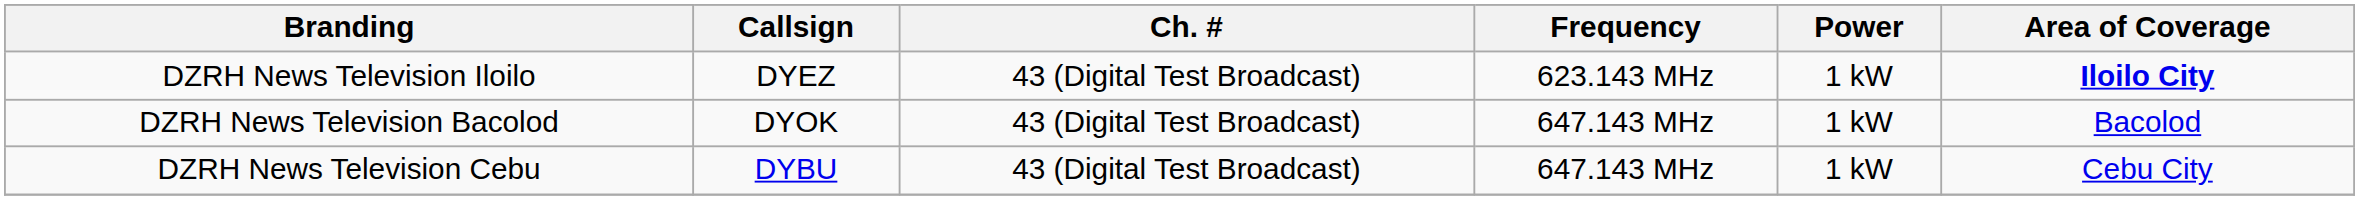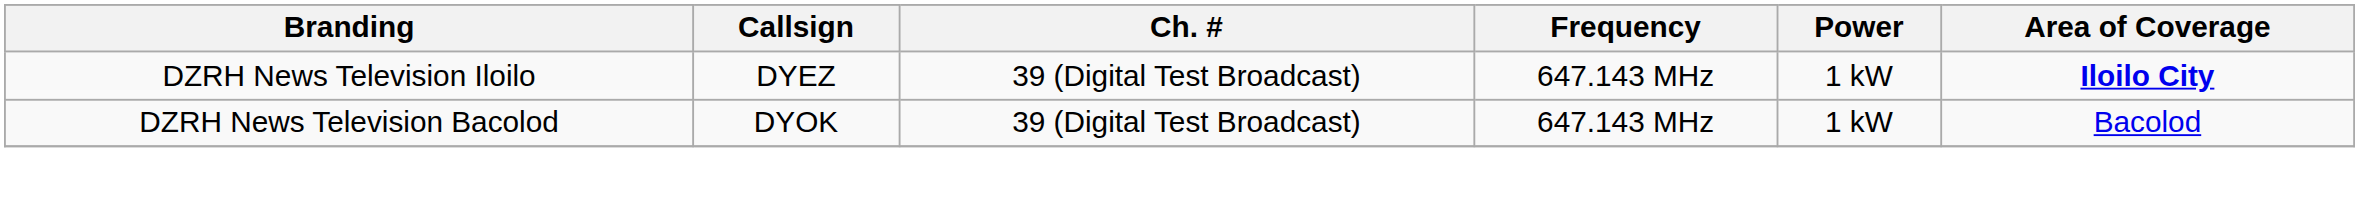(1186, 75) 43 (Digital Test Broadcast) -> (1186, 75) 39 (Digital Test Broadcast)
(1626, 75) 623.143 MHz -> (1626, 75) 647.143 MHz
(1186, 122) 43 (Digital Test Broadcast) -> (1186, 122) 39 (Digital Test Broadcast)
- row: (349, 169)
